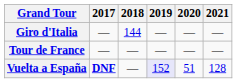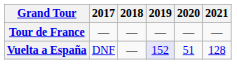- row: (47, 31)
(104, 68) bold -> (103, 50) normal
